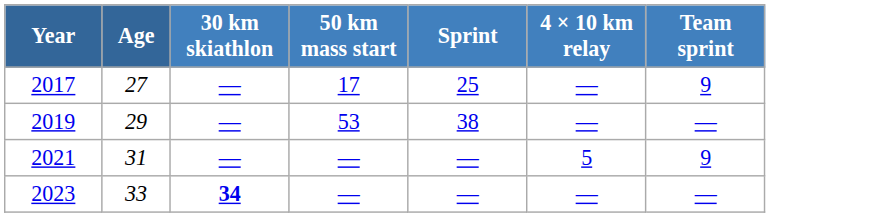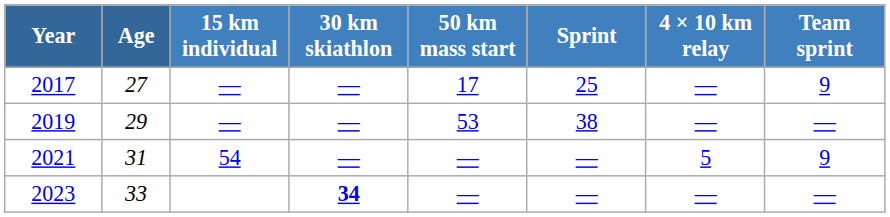+ column: (230, 35)
